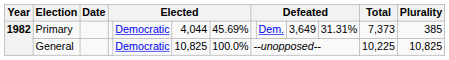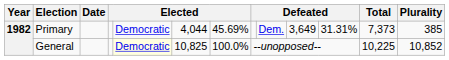(142, 47) no background -> (142, 47) lightyellow background
(426, 47) 10,825 -> (426, 47) 10,852
